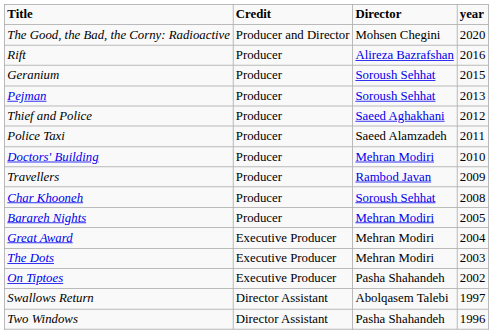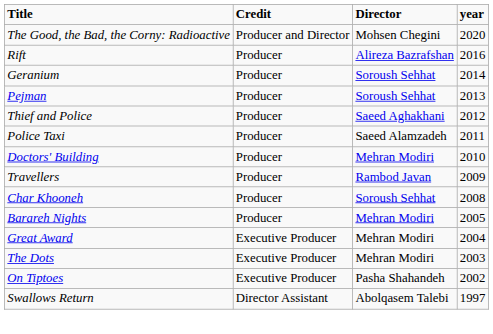(473, 75) 2015 -> (473, 75) 2014
- row: (43, 319)
